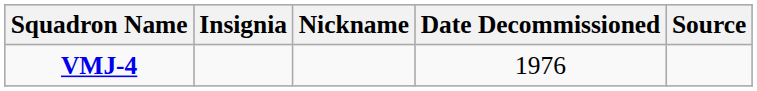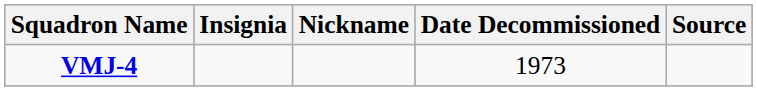(540, 65) 1976 -> (540, 65) 1973
